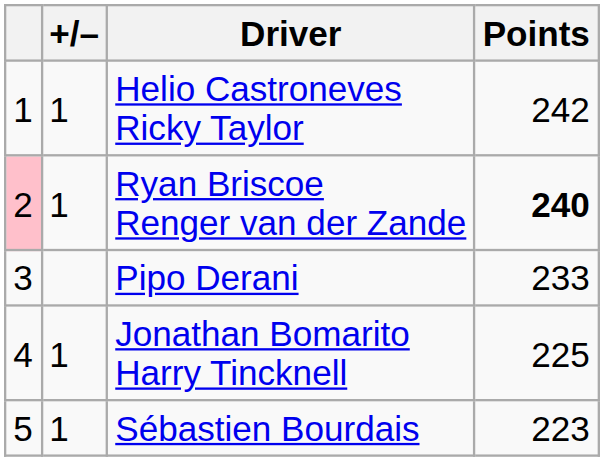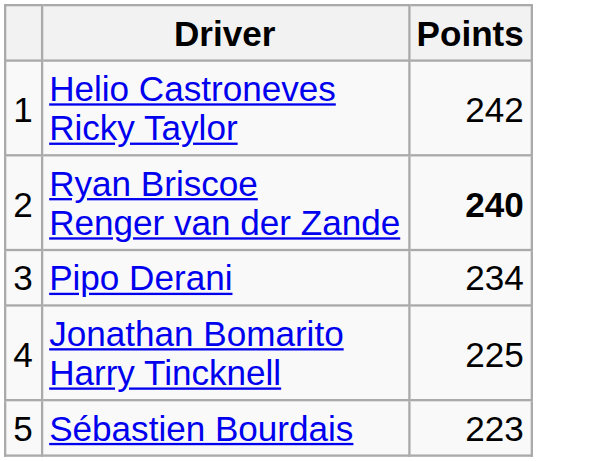- column: (74, 33)
(23, 203) pink background -> (23, 203) no background
(561, 278) 233 -> (495, 278) 234
